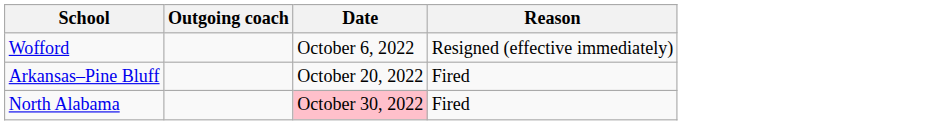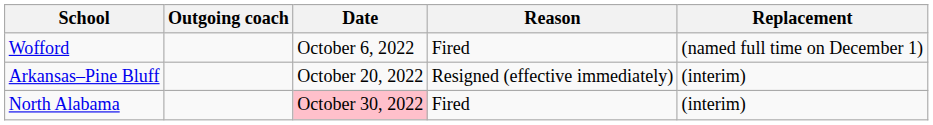+ column: (802, 18)
(552, 47) Resigned (effective immediately) -> (451, 47) Fired
(451, 76) Fired -> (552, 76) Resigned (effective immediately)
